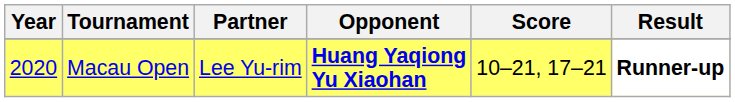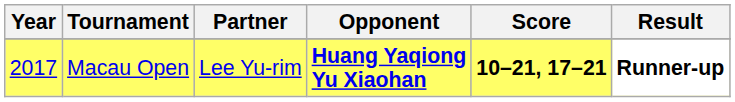(33, 67) 2020 -> (33, 67) 2017
(541, 67) normal -> (541, 67) bold
